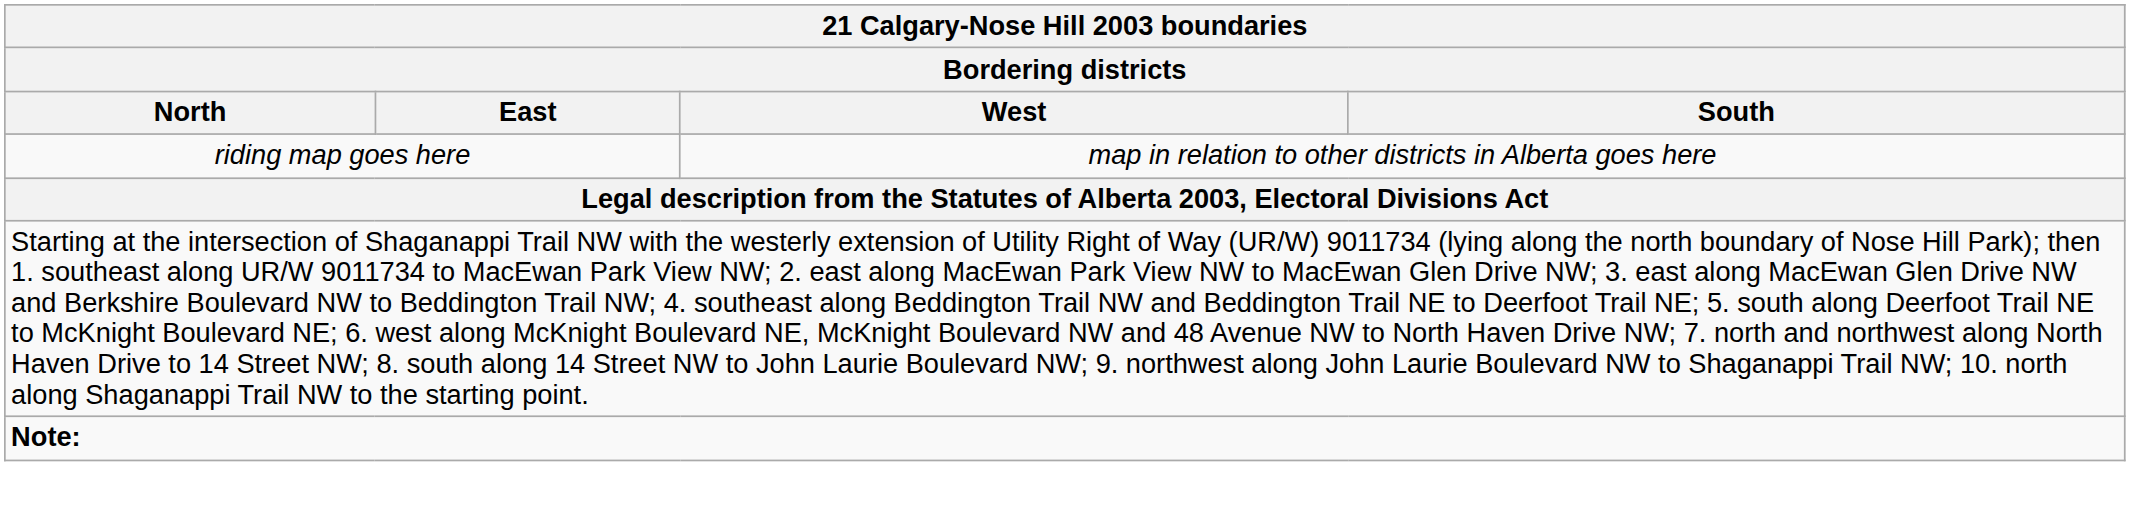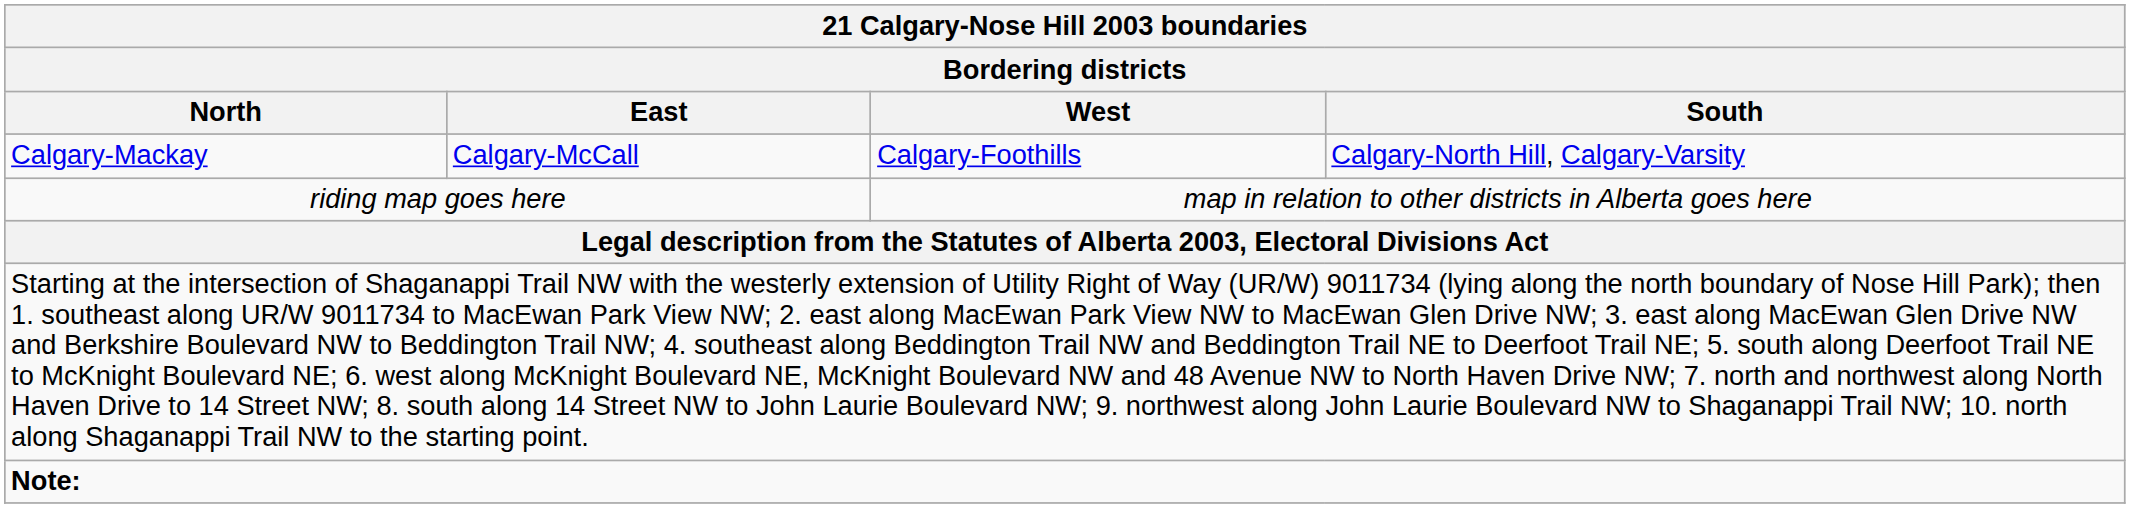+ row: (109, 155)
